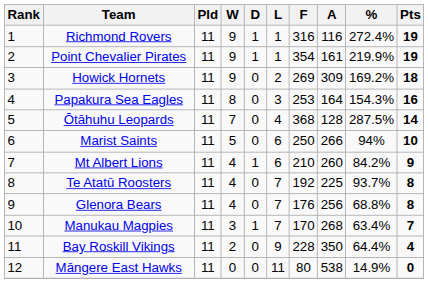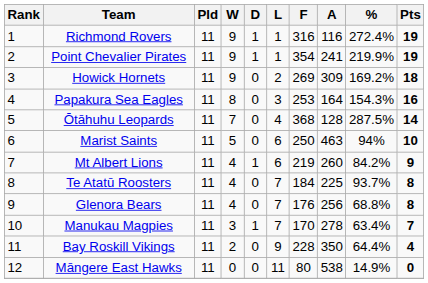(332, 57) 161 -> (332, 57) 241
(332, 141) 266 -> (332, 141) 463
(303, 162) 210 -> (303, 162) 219
(303, 183) 192 -> (303, 183) 184
(332, 225) 268 -> (332, 225) 278
